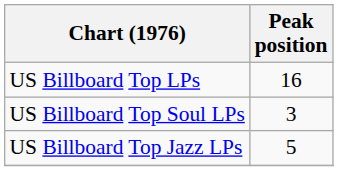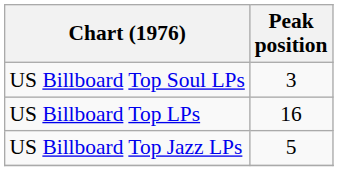rows swapped: (105, 79) <-> (127, 113)
